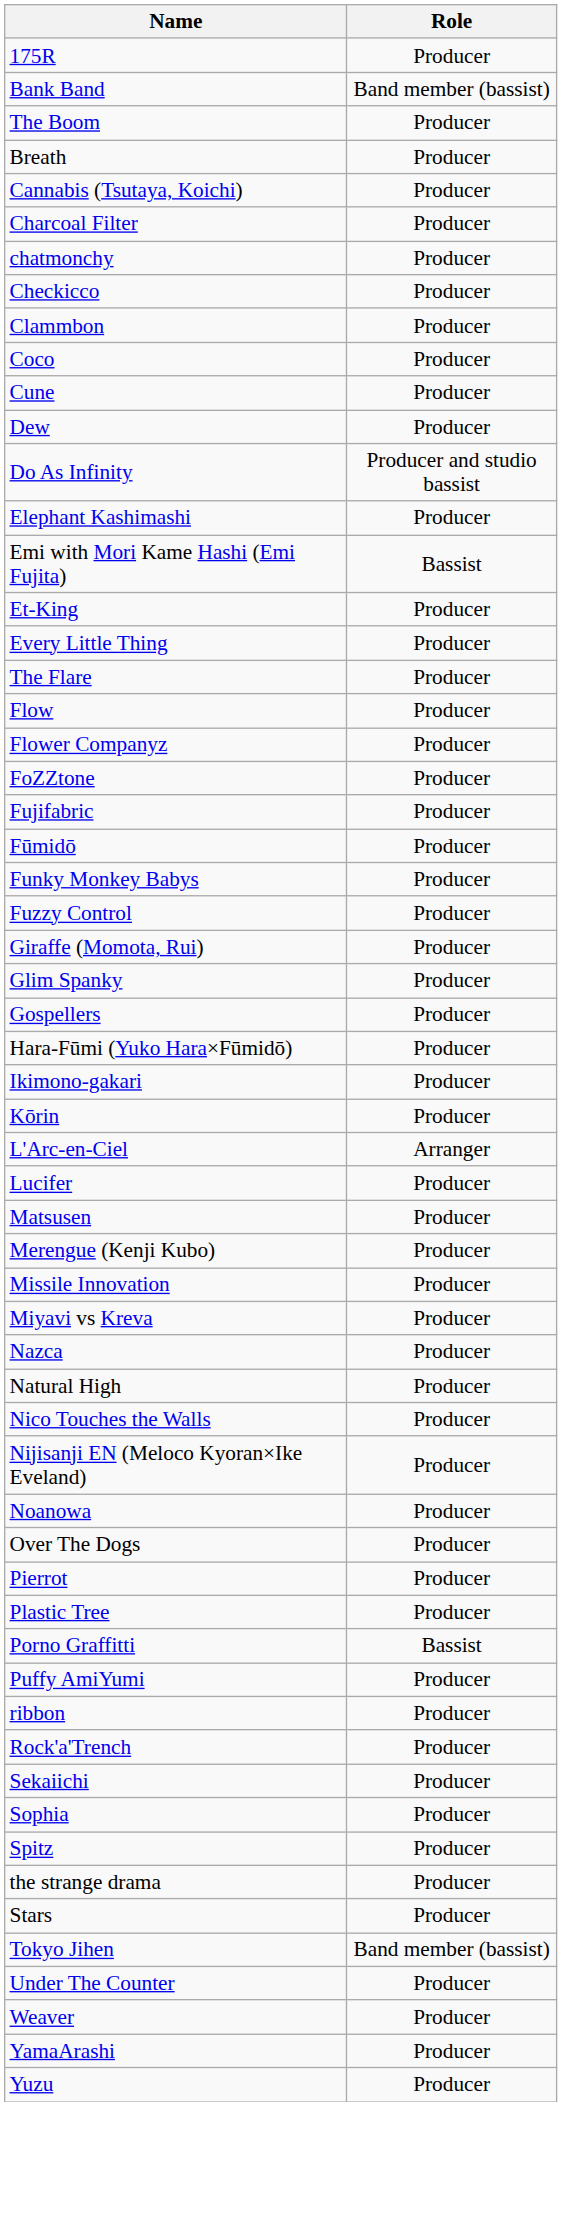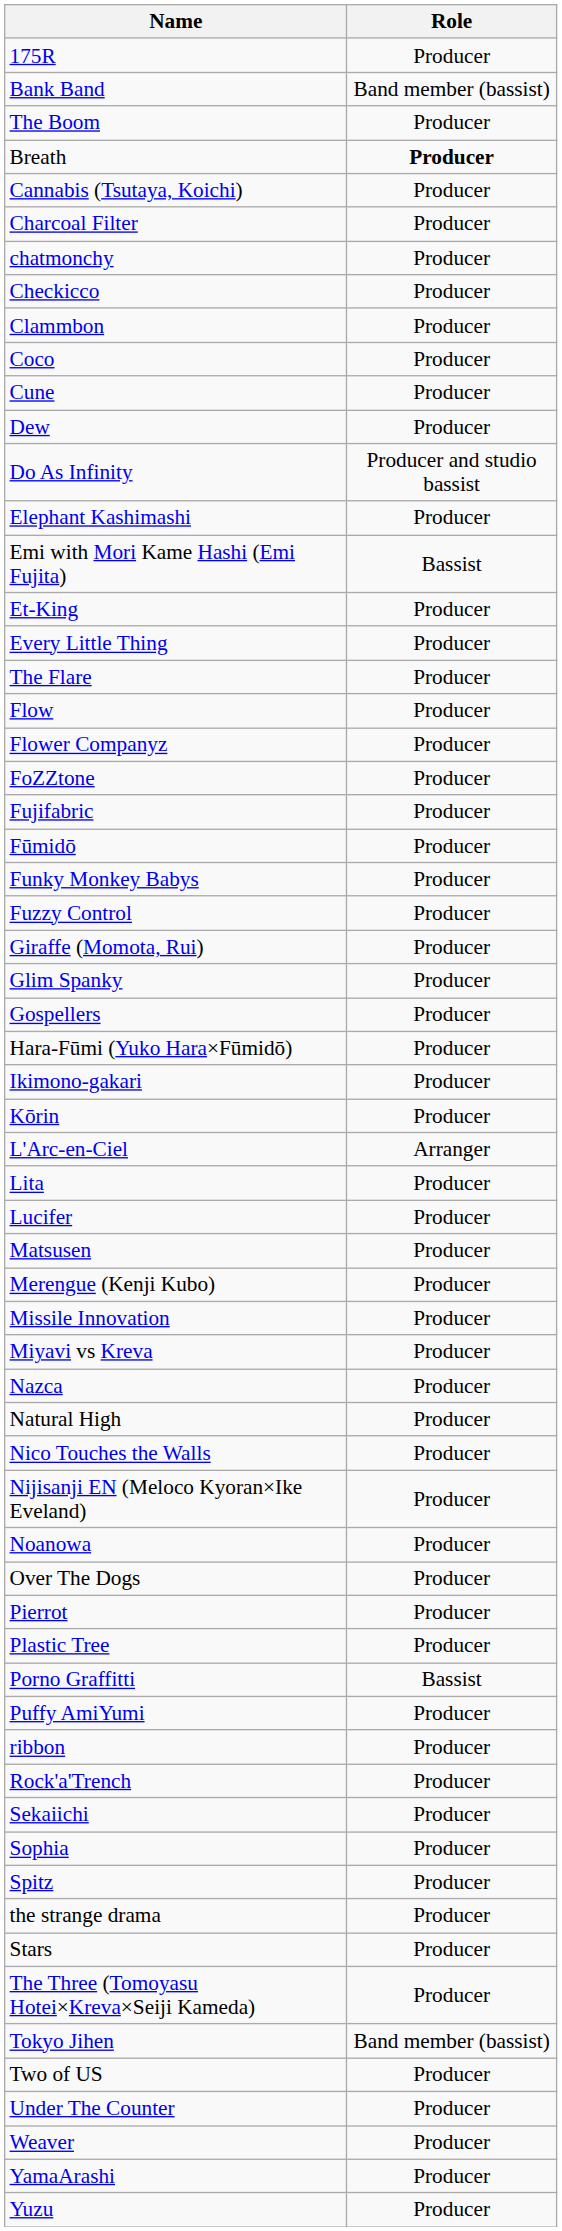(452, 156) normal -> (452, 156) bold
+ row: (27, 1182)
+ row: (132, 1995)
+ row: (56, 2074)
